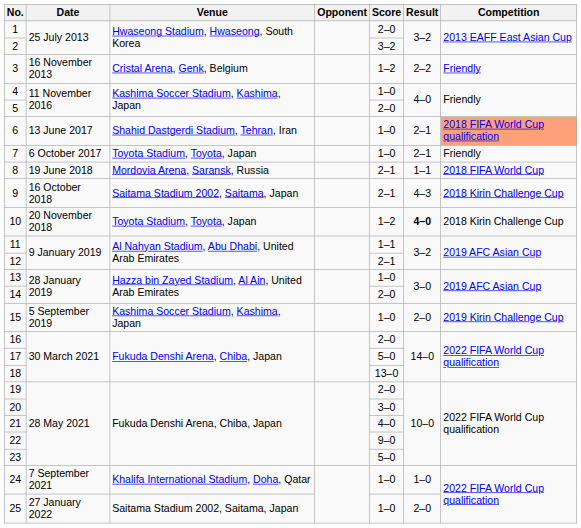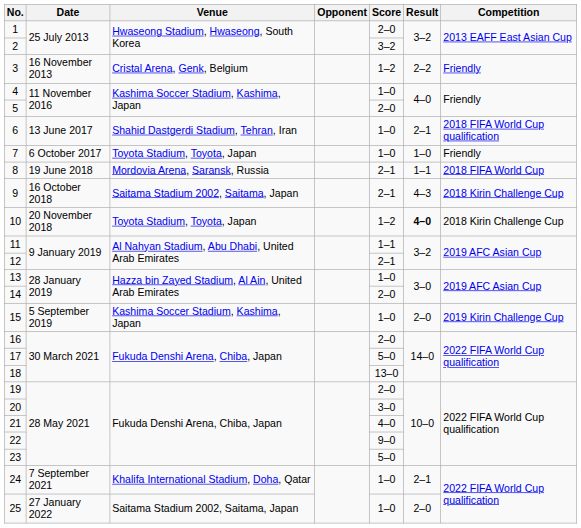(494, 131) lightsalmon background -> (494, 131) no background
(422, 153) 2–1 -> (422, 153) 1–0
(422, 480) 1–0 -> (422, 480) 2–1
